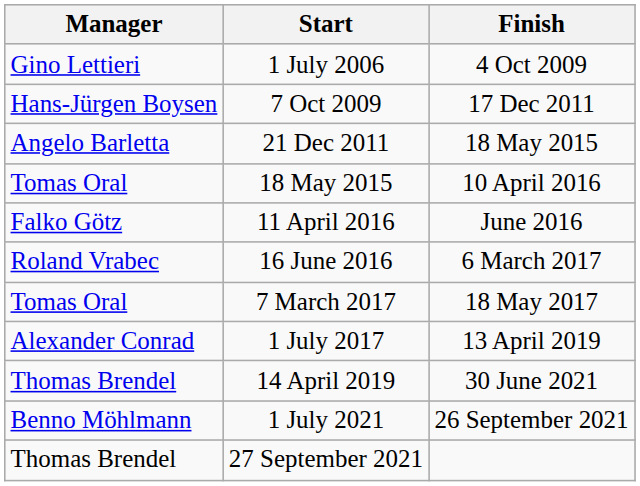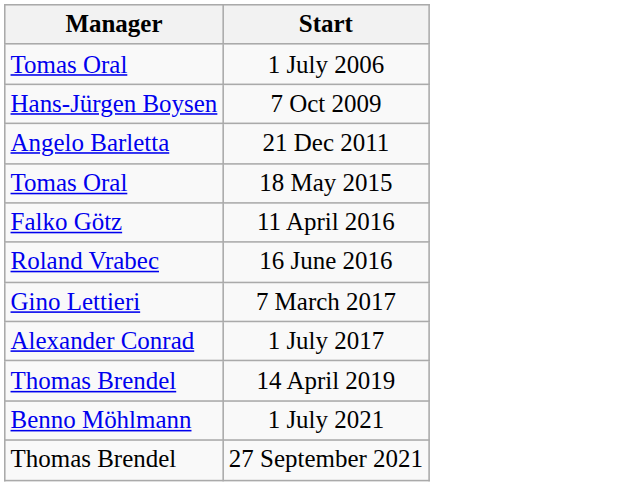- column: (531, 24)
(75, 63) Gino Lettieri -> (69, 63) Tomas Oral
(69, 301) Tomas Oral -> (75, 301) Gino Lettieri
